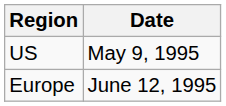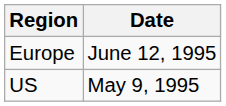rows swapped: (23, 52) <-> (42, 85)
